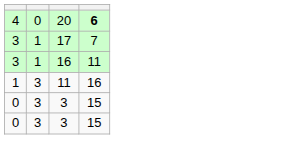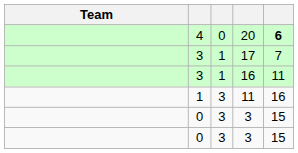+ column: (96, 14)
